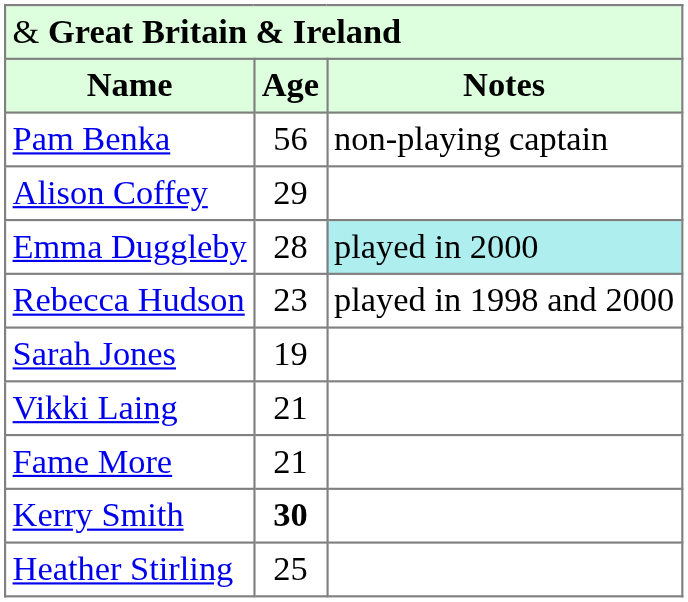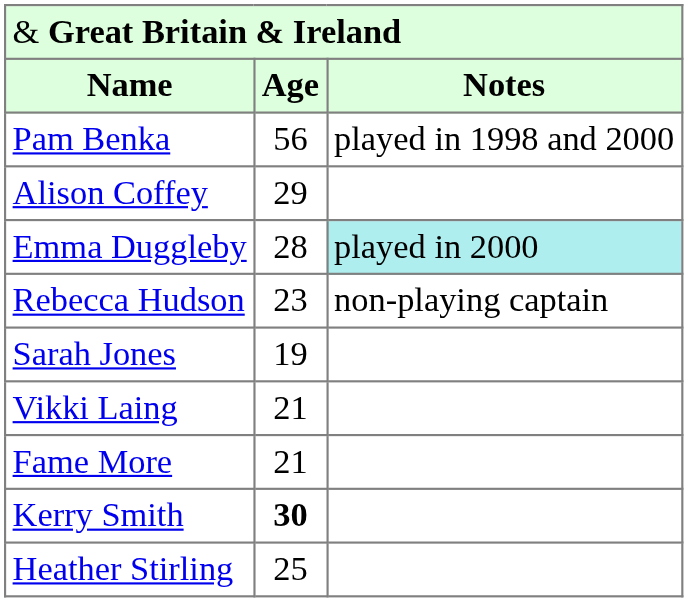(471, 138) non-playing captain -> (504, 138) played in 1998 and 2000
(504, 300) played in 1998 and 2000 -> (471, 300) non-playing captain
